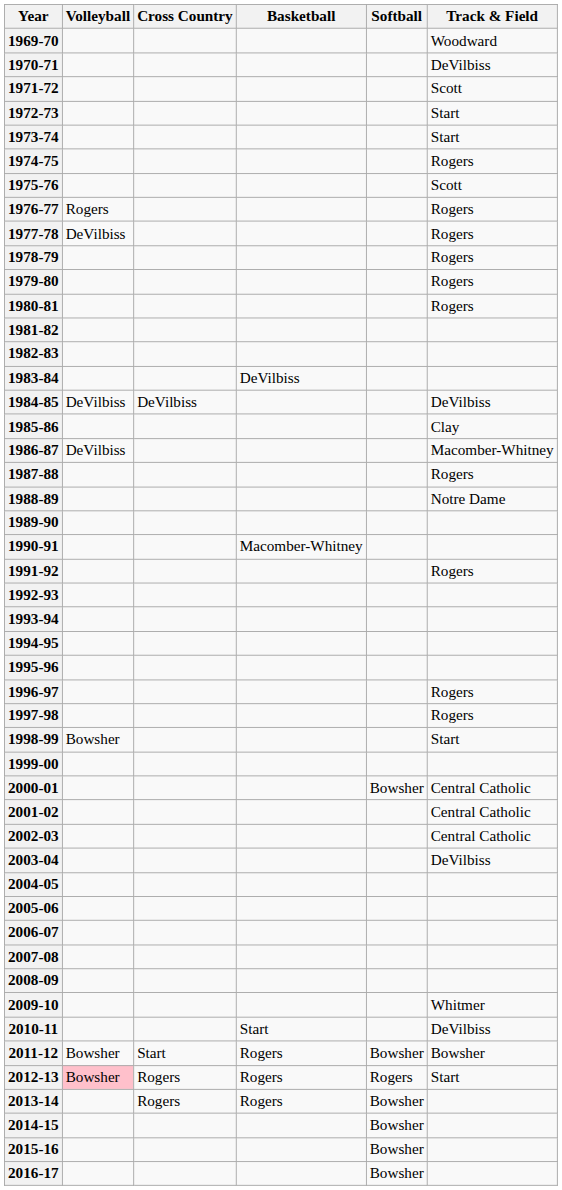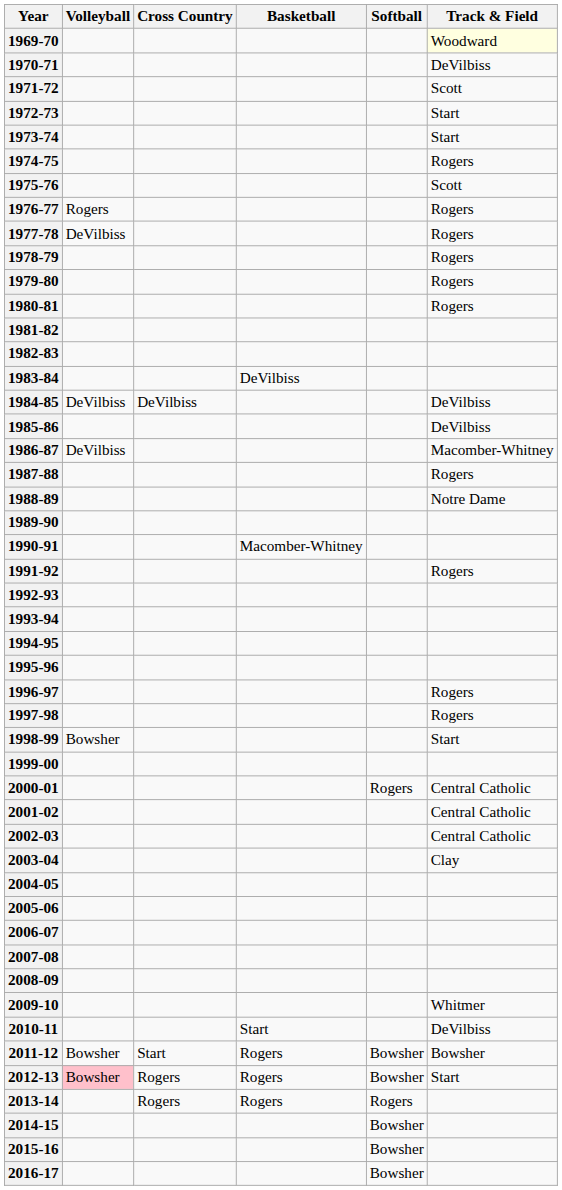(464, 40) no background -> (464, 40) lightyellow background
(445, 426) Clay -> (461, 426) DeVilbiss
(397, 787) Bowsher -> (391, 787) Rogers
(461, 860) DeVilbiss -> (445, 860) Clay
(391, 1077) Rogers -> (397, 1077) Bowsher
(397, 1101) Bowsher -> (391, 1101) Rogers
